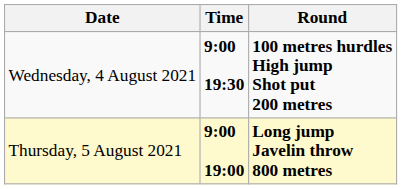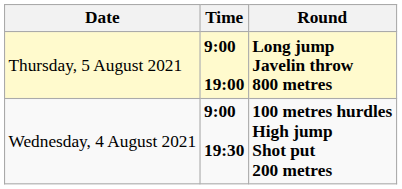rows swapped: (102, 74) <-> (95, 150)
